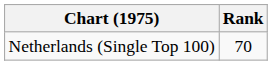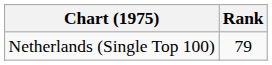(243, 45) 70 -> (243, 45) 79
